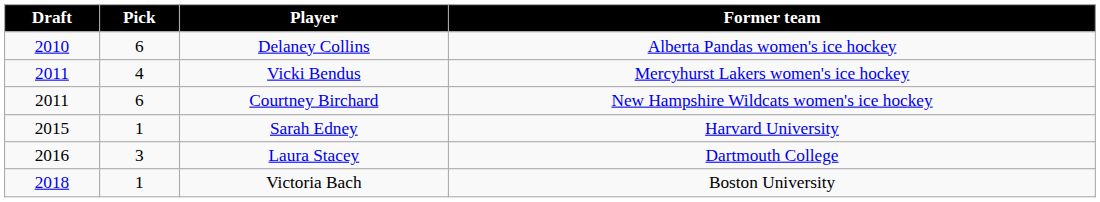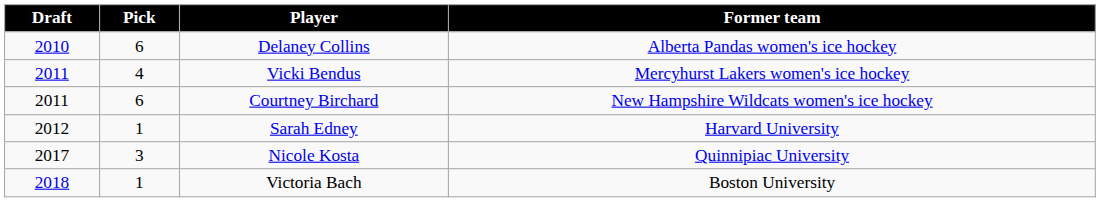(52, 127) 2015 -> (52, 127) 2012
- row: (314, 155)
+ row: (314, 155)
